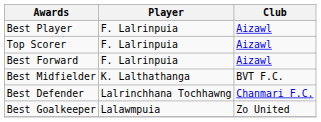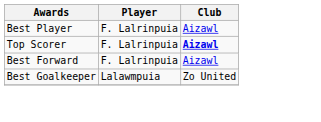(254, 45) normal -> (201, 45) bold
- row: (51, 77)
- row: (45, 93)
